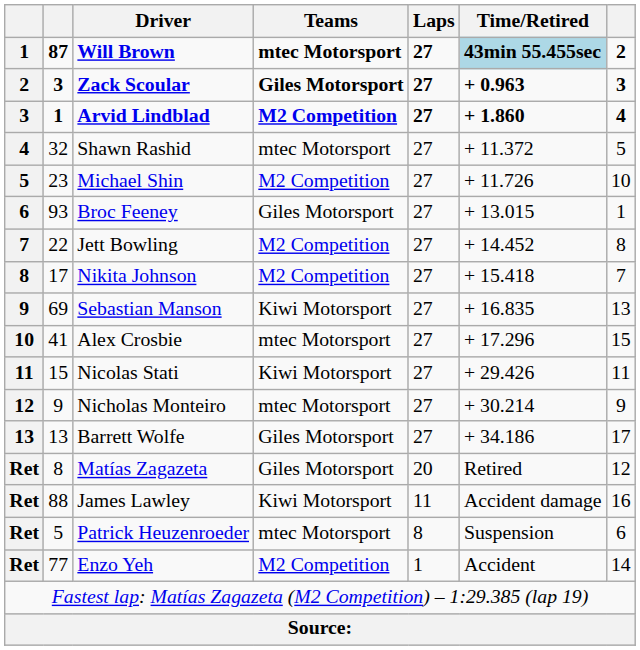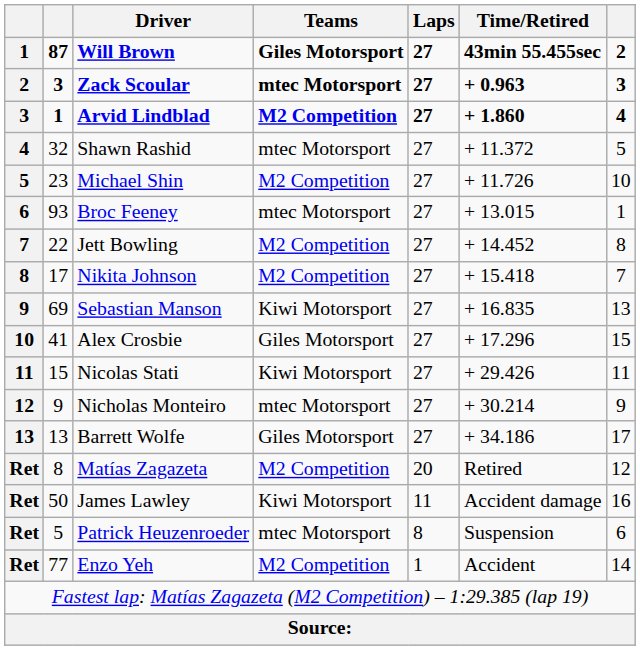(330, 52) mtec Motorsport -> (331, 52) Giles Motorsport
(533, 52) lightblue background -> (533, 52) no background
(331, 84) Giles Motorsport -> (330, 84) mtec Motorsport
(326, 212) Giles Motorsport -> (324, 212) mtec Motorsport
(324, 340) mtec Motorsport -> (326, 340) Giles Motorsport
(326, 468) Giles Motorsport -> (324, 468) M2 Competition
(58, 501) 88 -> (58, 501) 50
